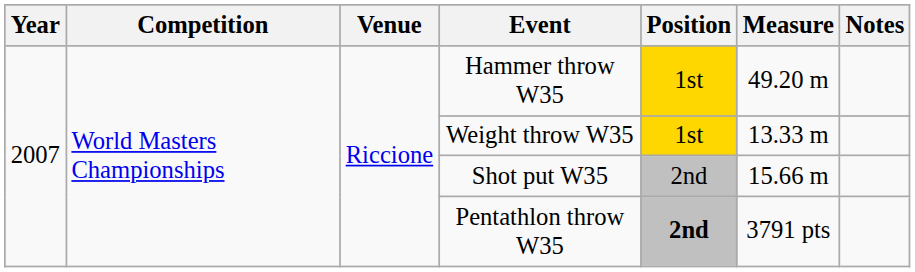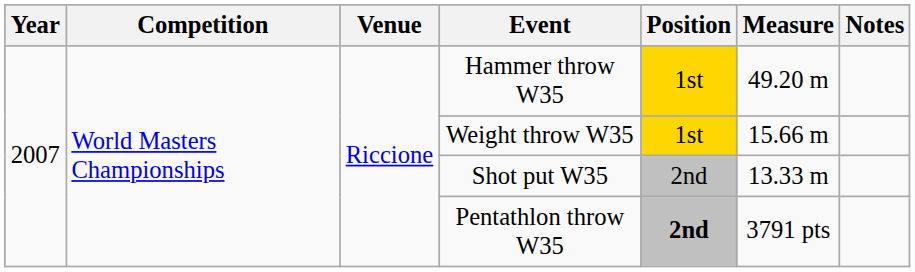(788, 135) 13.33 m -> (788, 135) 15.66 m
(788, 176) 15.66 m -> (788, 176) 13.33 m
